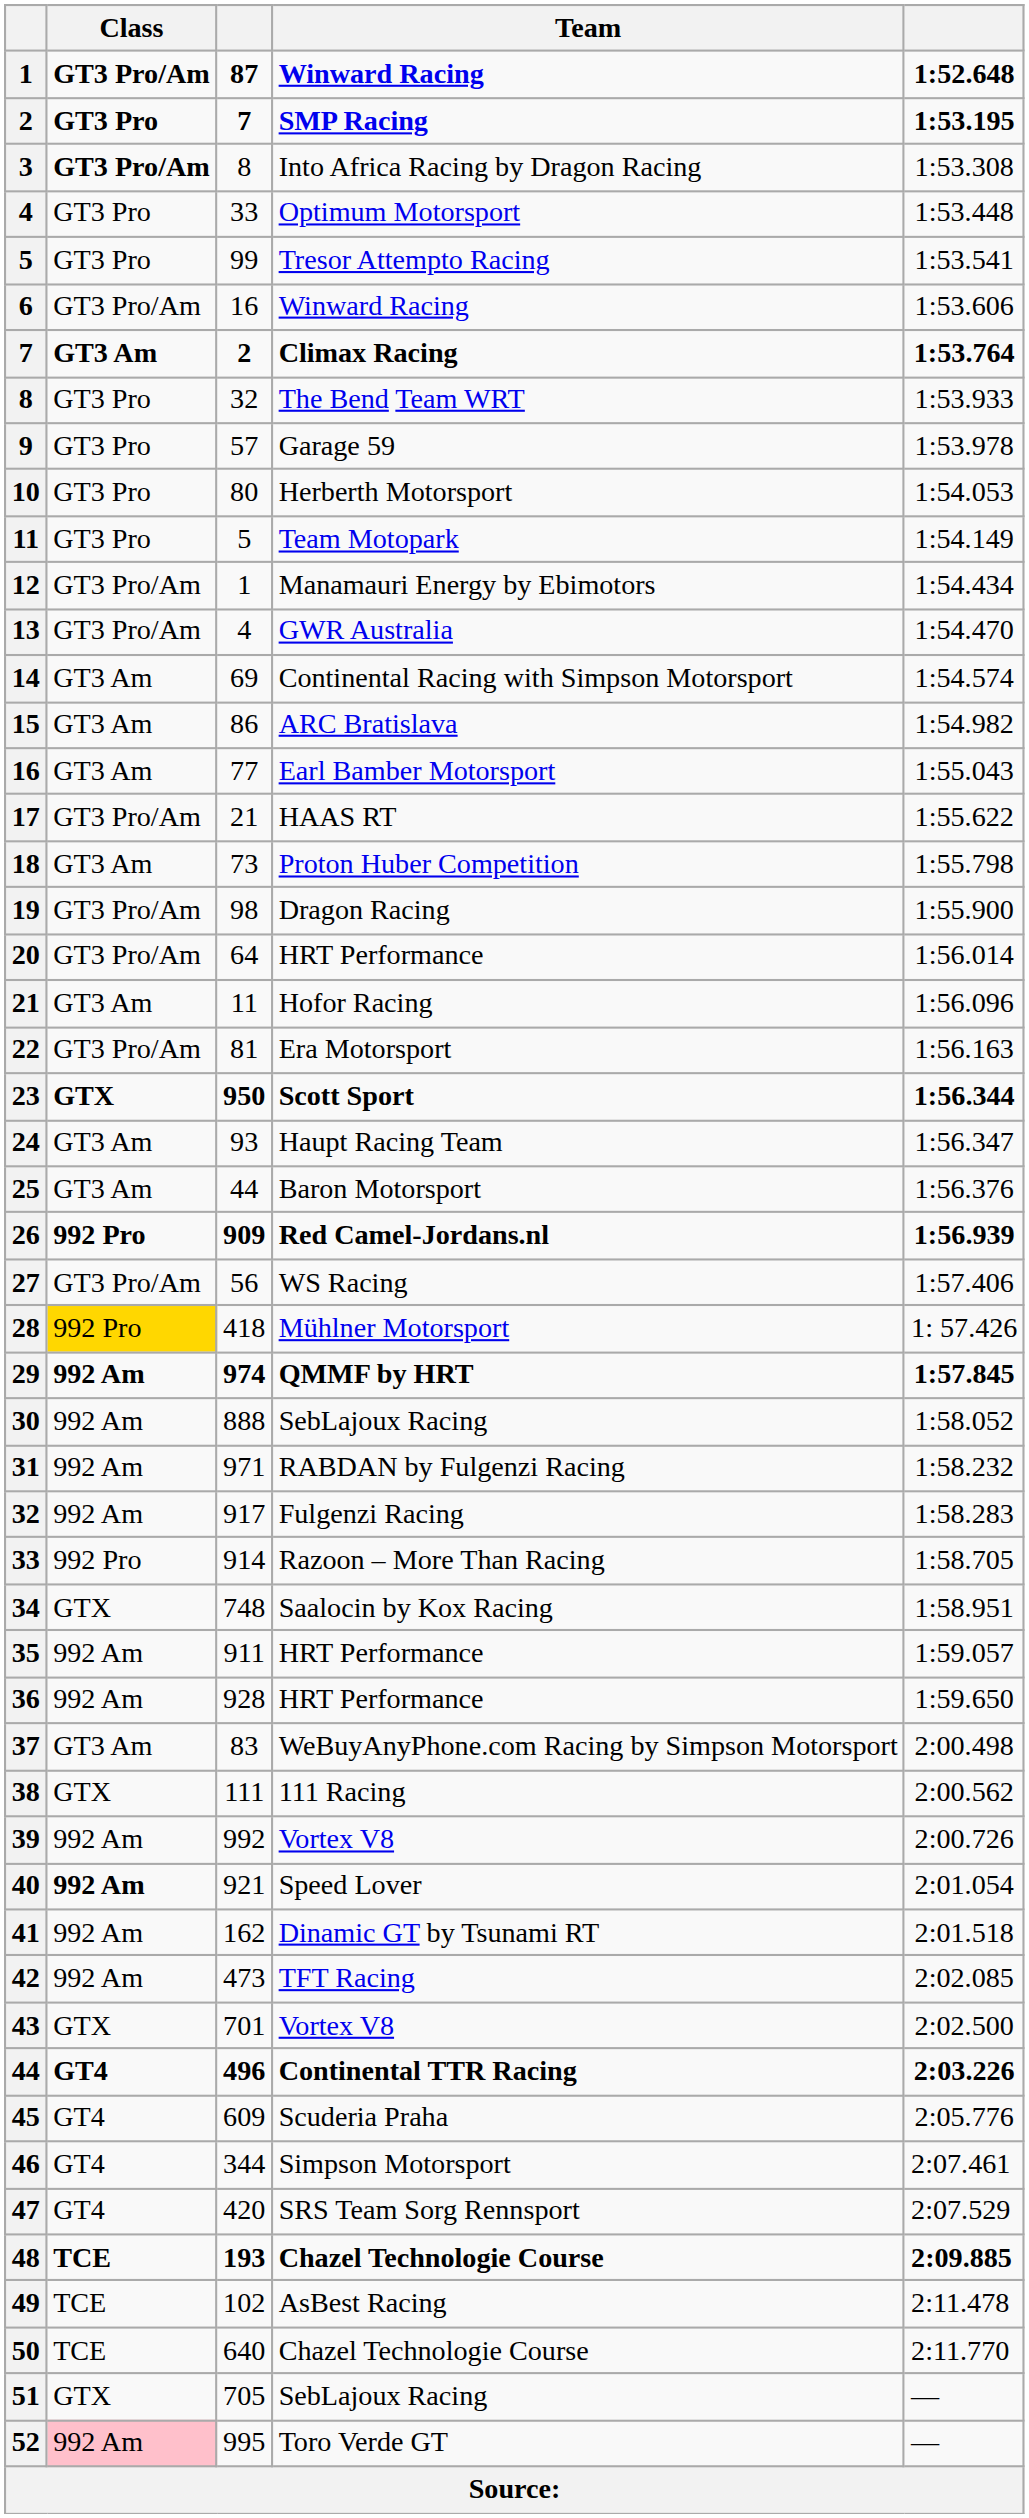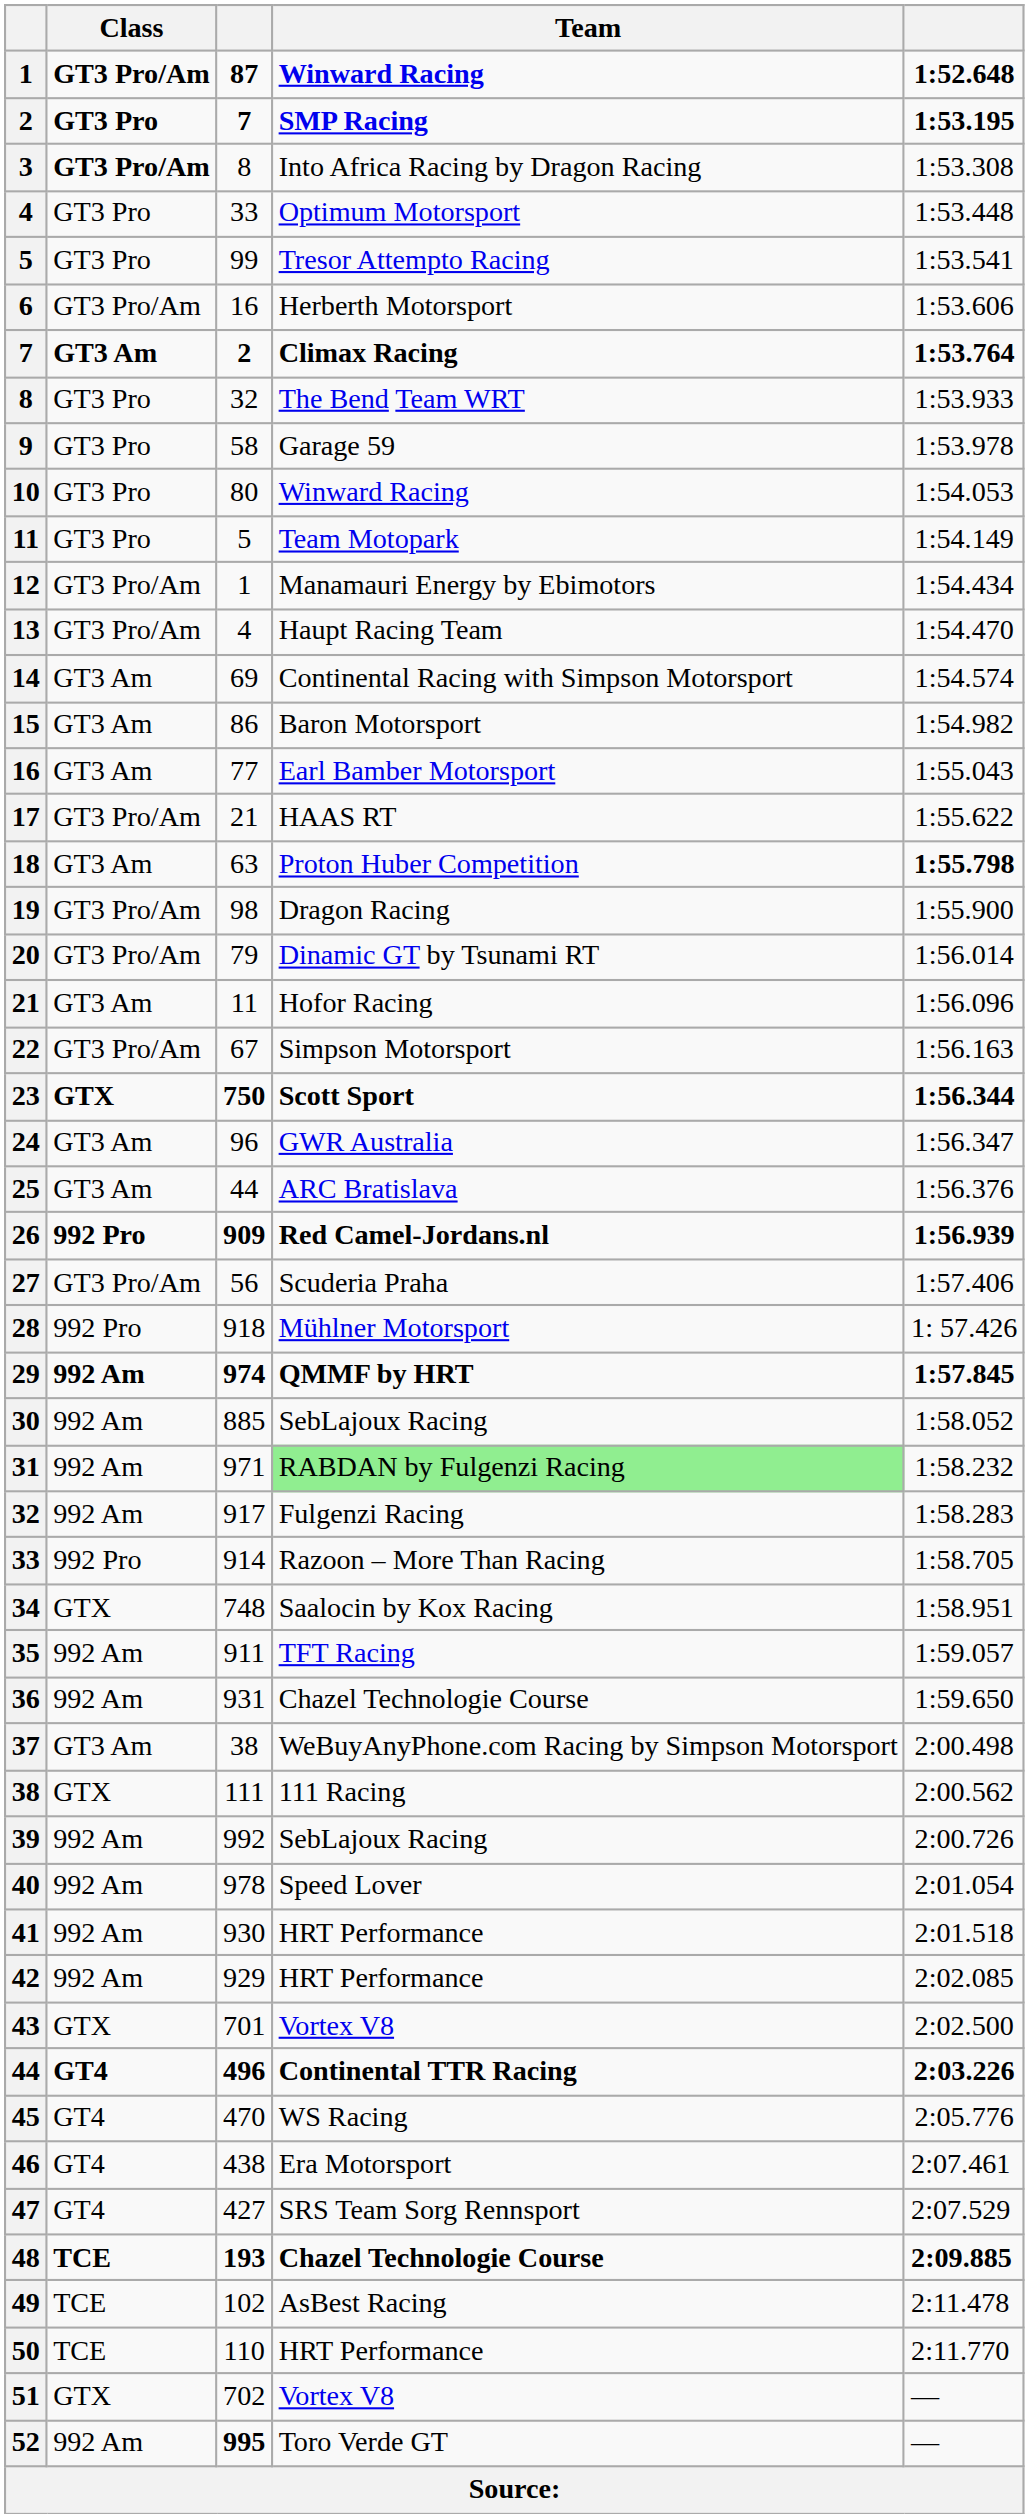(374, 305) Winward Racing -> (395, 305) Herberth Motorsport
(244, 445) 57 -> (244, 445) 58
(395, 491) Herberth Motorsport -> (374, 491) Winward Racing
(366, 631) GWR Australia -> (391, 631) Haupt Racing Team
(368, 724) ARC Bratislava -> (380, 724) Baron Motorsport
(244, 863) 73 -> (244, 863) 63
(964, 863) normal -> (964, 863) bold
(244, 956) 64 -> (244, 956) 79
(381, 956) HRT Performance -> (439, 956) Dinamic GT by Tsunami RT
(244, 1049) 81 -> (244, 1049) 67
(365, 1049) Era Motorsport -> (395, 1049) Simpson Motorsport
(244, 1095) 950 -> (244, 1095) 750
(244, 1142) 93 -> (244, 1142) 96
(391, 1142) Haupt Racing Team -> (366, 1142) GWR Australia
(380, 1188) Baron Motorsport -> (368, 1188) ARC Bratislava
(343, 1281) WS Racing -> (363, 1281) Scuderia Praha
(97, 1327) gold background -> (97, 1327) no background
(244, 1327) 418 -> (244, 1327) 918
(244, 1420) 888 -> (244, 1420) 885
(452, 1467) no background -> (452, 1467) lightgreen background
(381, 1652) HRT Performance -> (347, 1652) TFT Racing
(244, 1699) 928 -> (244, 1699) 931
(381, 1699) HRT Performance -> (434, 1699) Chazel Technologie Course
(244, 1745) 83 -> (244, 1745) 38
(336, 1838) Vortex V8 -> (383, 1838) SebLajoux Racing
(99, 1885) bold -> (98, 1885) normal
(244, 1885) 921 -> (244, 1885) 978
(244, 1931) 162 -> (244, 1931) 930
(439, 1931) Dinamic GT by Tsunami RT -> (381, 1931) HRT Performance
(244, 1978) 473 -> (244, 1978) 929
(347, 1978) TFT Racing -> (381, 1978) HRT Performance
(244, 2117) 609 -> (244, 2117) 470
(363, 2117) Scuderia Praha -> (343, 2117) WS Racing
(244, 2163) 344 -> (244, 2163) 438
(395, 2163) Simpson Motorsport -> (365, 2163) Era Motorsport
(244, 2210) 420 -> (244, 2210) 427
(244, 2349) 640 -> (244, 2349) 110
(434, 2349) Chazel Technologie Course -> (381, 2349) HRT Performance
(244, 2396) 705 -> (244, 2396) 702
(383, 2396) SebLajoux Racing -> (336, 2396) Vortex V8
(98, 2442) pink background -> (98, 2442) no background
(244, 2442) normal -> (244, 2442) bold
